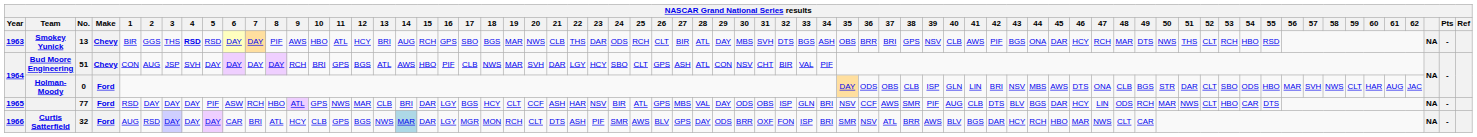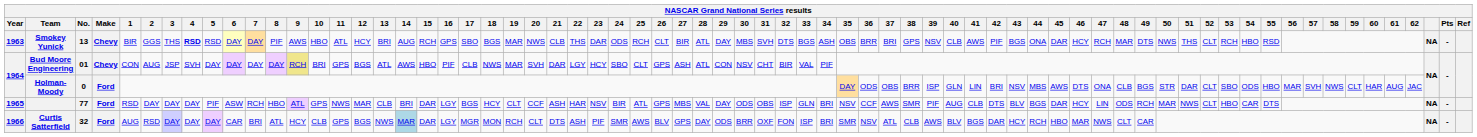(84, 64) 51 -> (84, 64) 01
(298, 64) no background -> (298, 64) khaki background
(911, 86) CLB -> (911, 86) BRR
(911, 122) BRR -> (911, 122) CLB
